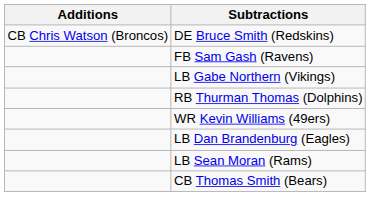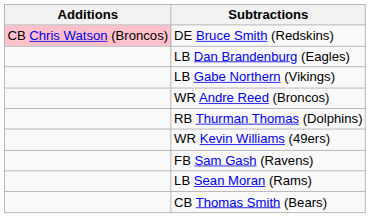(88, 35) no background -> (88, 35) pink background
rows swapped: (262, 139) <-> (244, 56)
+ row: (252, 98)
